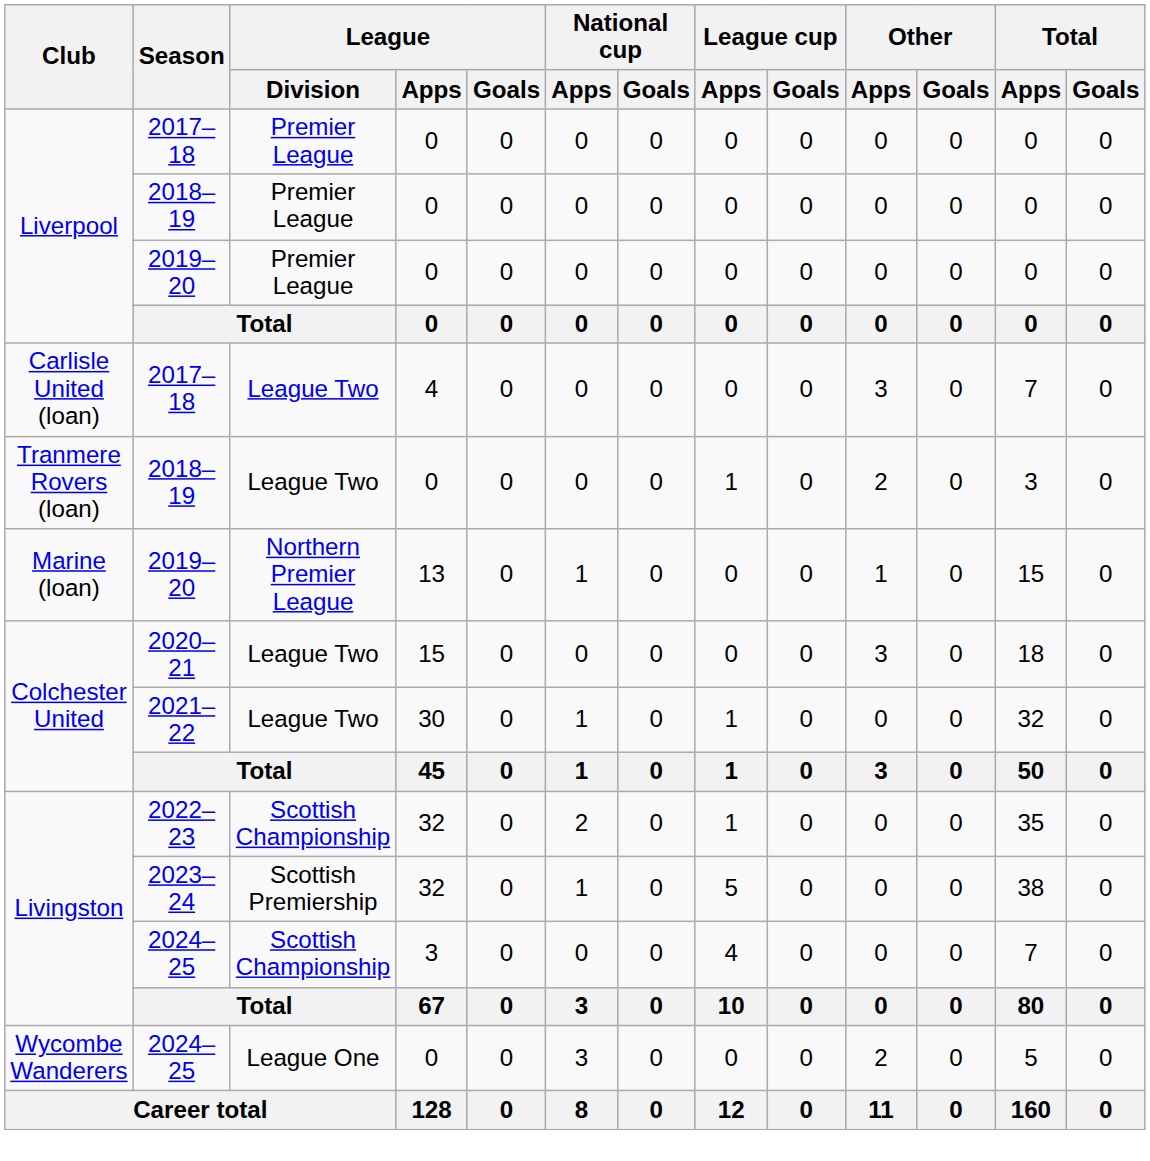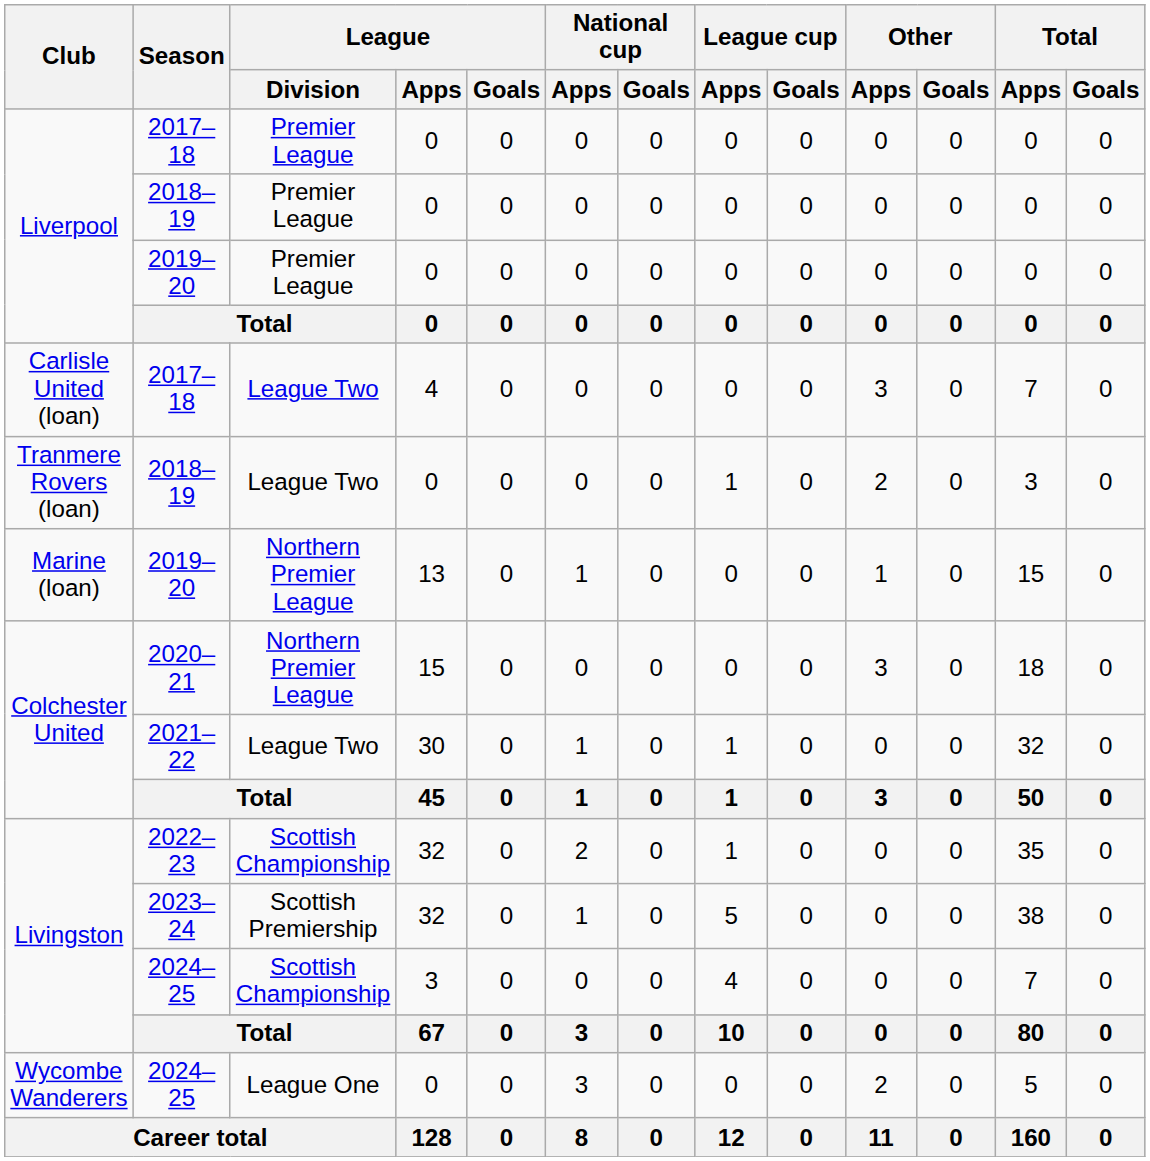(313, 653) League Two -> (313, 667) Northern Premier League
